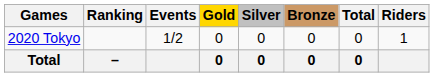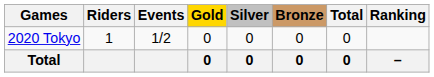columns swapped: (404, 15) <-> (115, 15)
